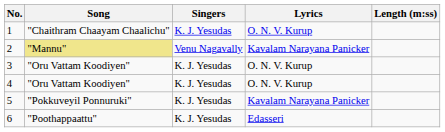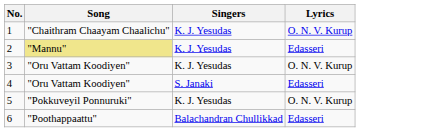- column: (406, 13)
(209, 48) Venu Nagavally -> (203, 48) K. J. Yesudas
(308, 48) Kavalam Narayana Panicker -> (306, 48) Edasseri
(203, 83) K. J. Yesudas -> (194, 83) S. Janaki
(280, 83) O. N. V. Kurup -> (306, 83) Edasseri
(308, 101) Kavalam Narayana Panicker -> (320, 101) O. N. V. Kurup
(203, 118) K. J. Yesudas -> (229, 118) Balachandran Chullikkad
